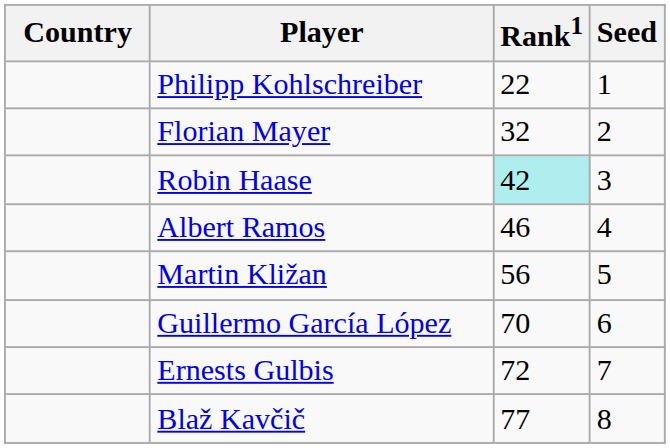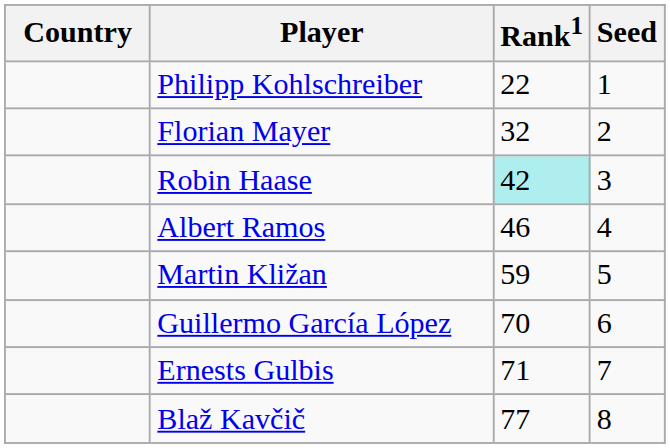(515, 275) 56 -> (515, 275) 59
(515, 370) 72 -> (515, 370) 71
